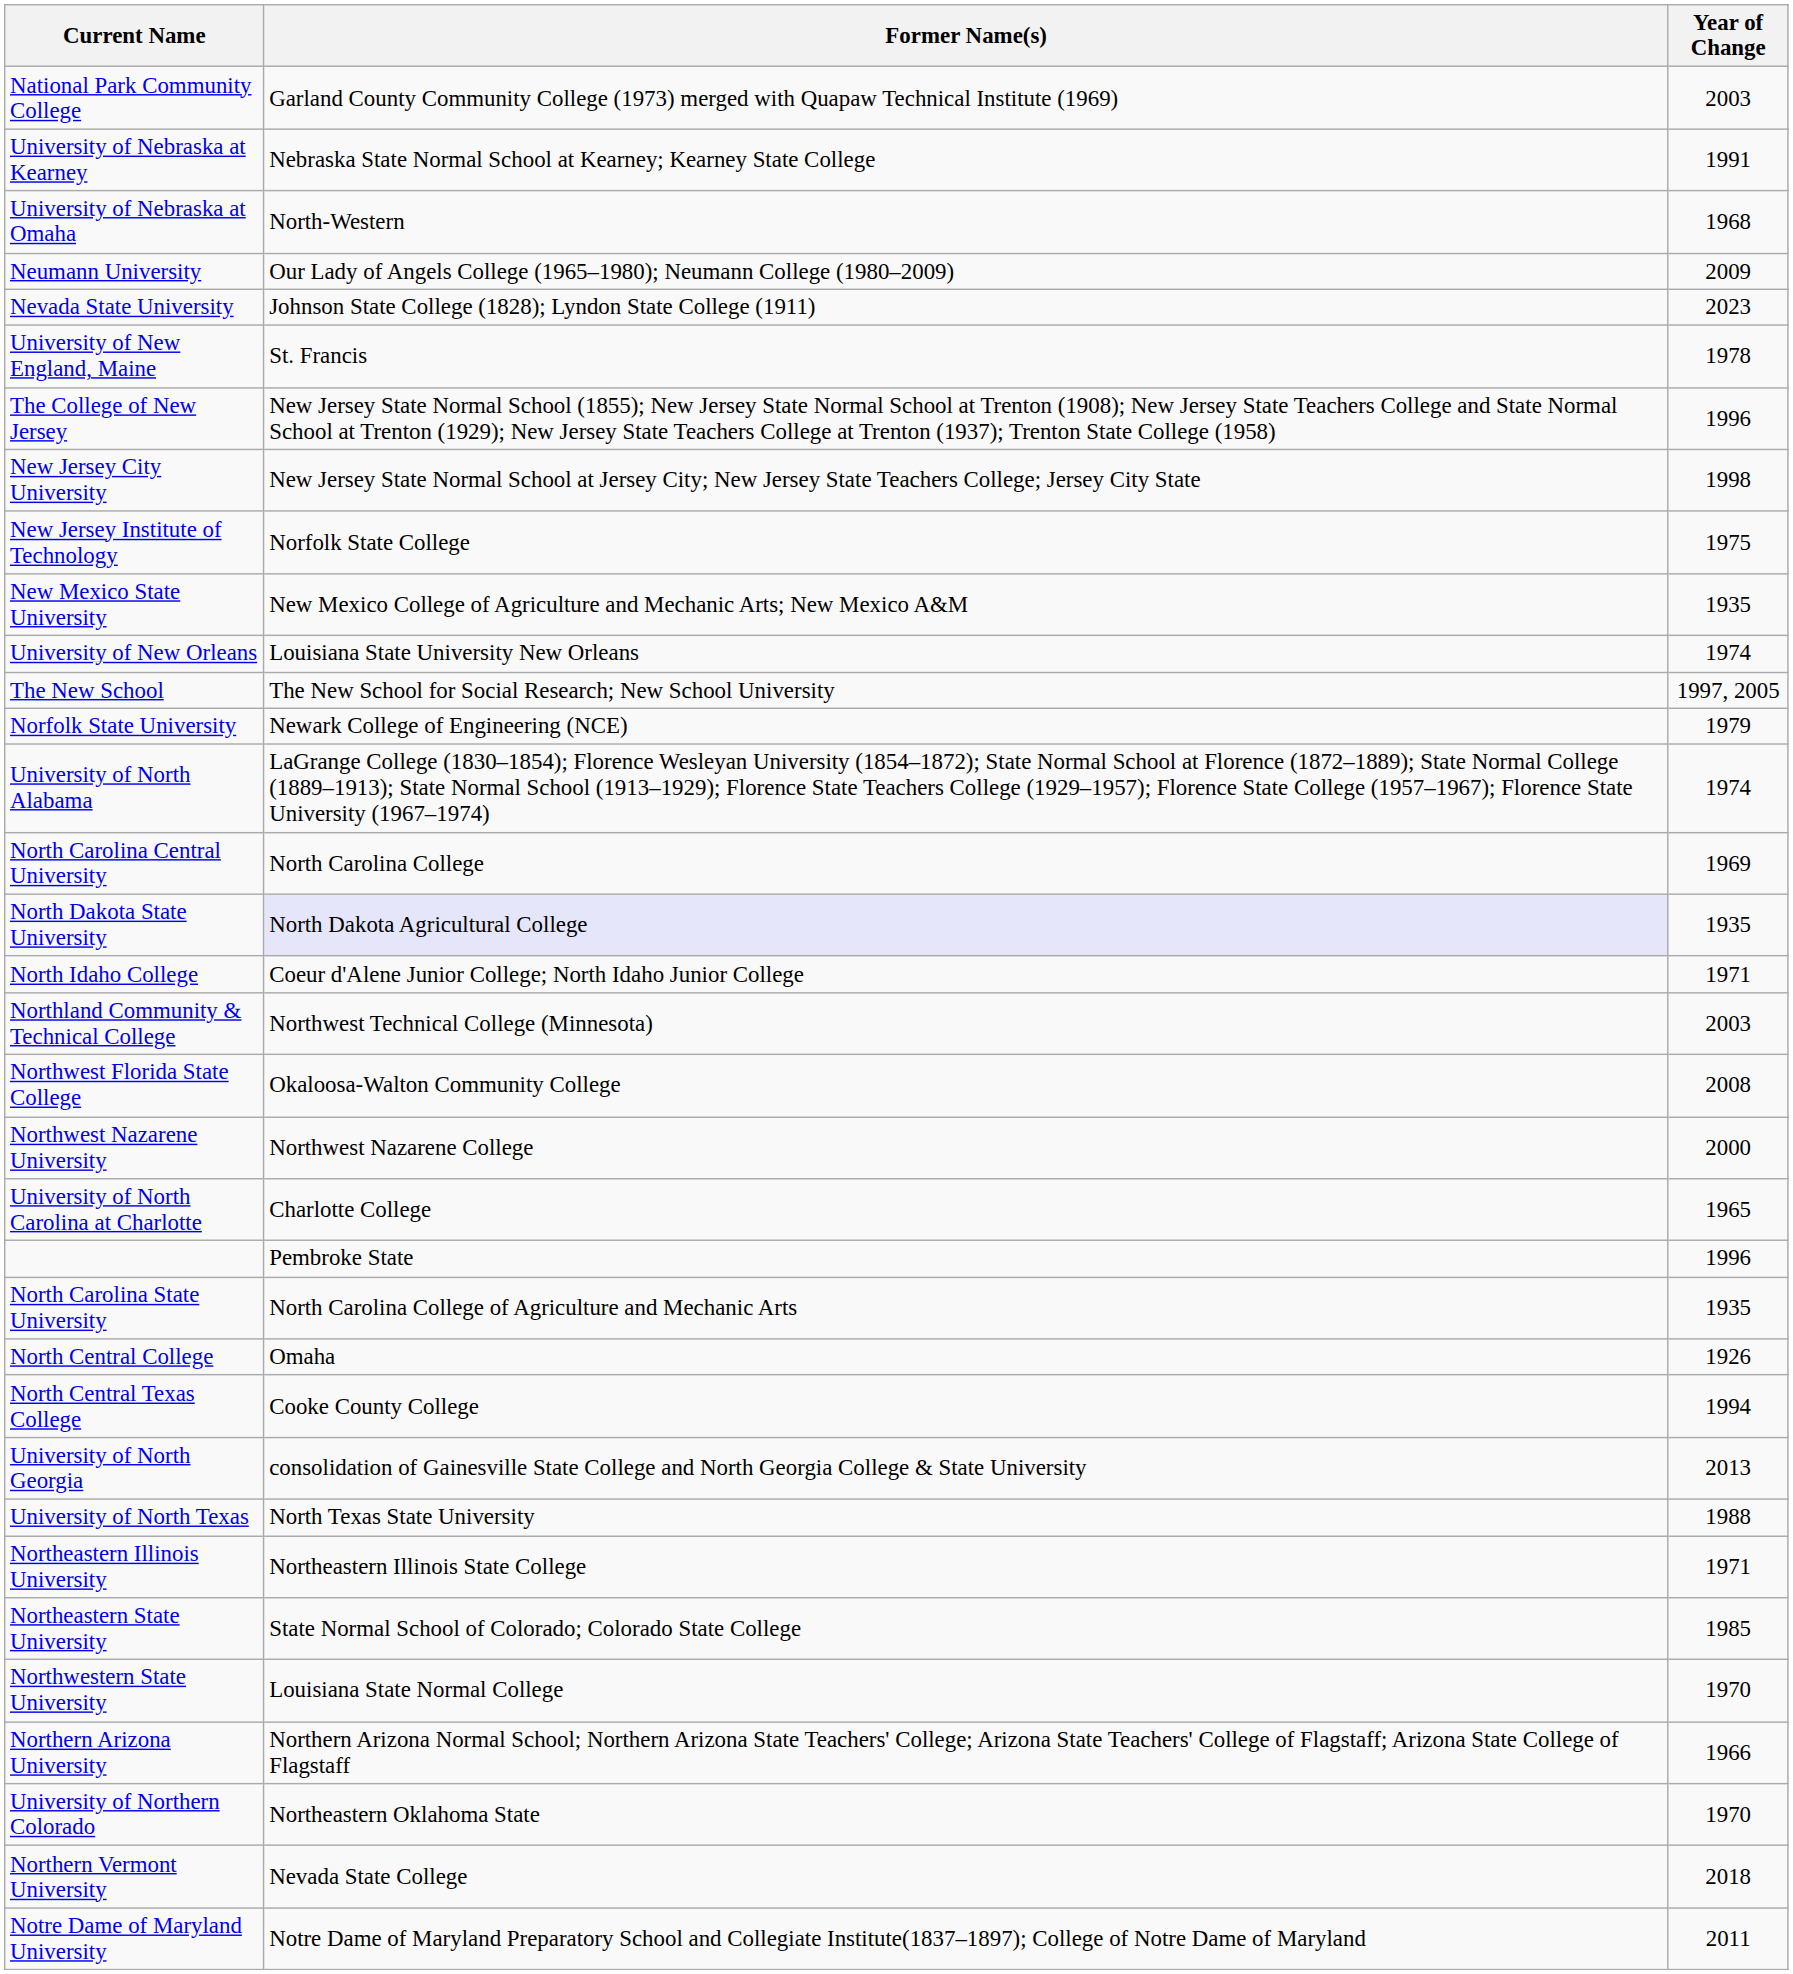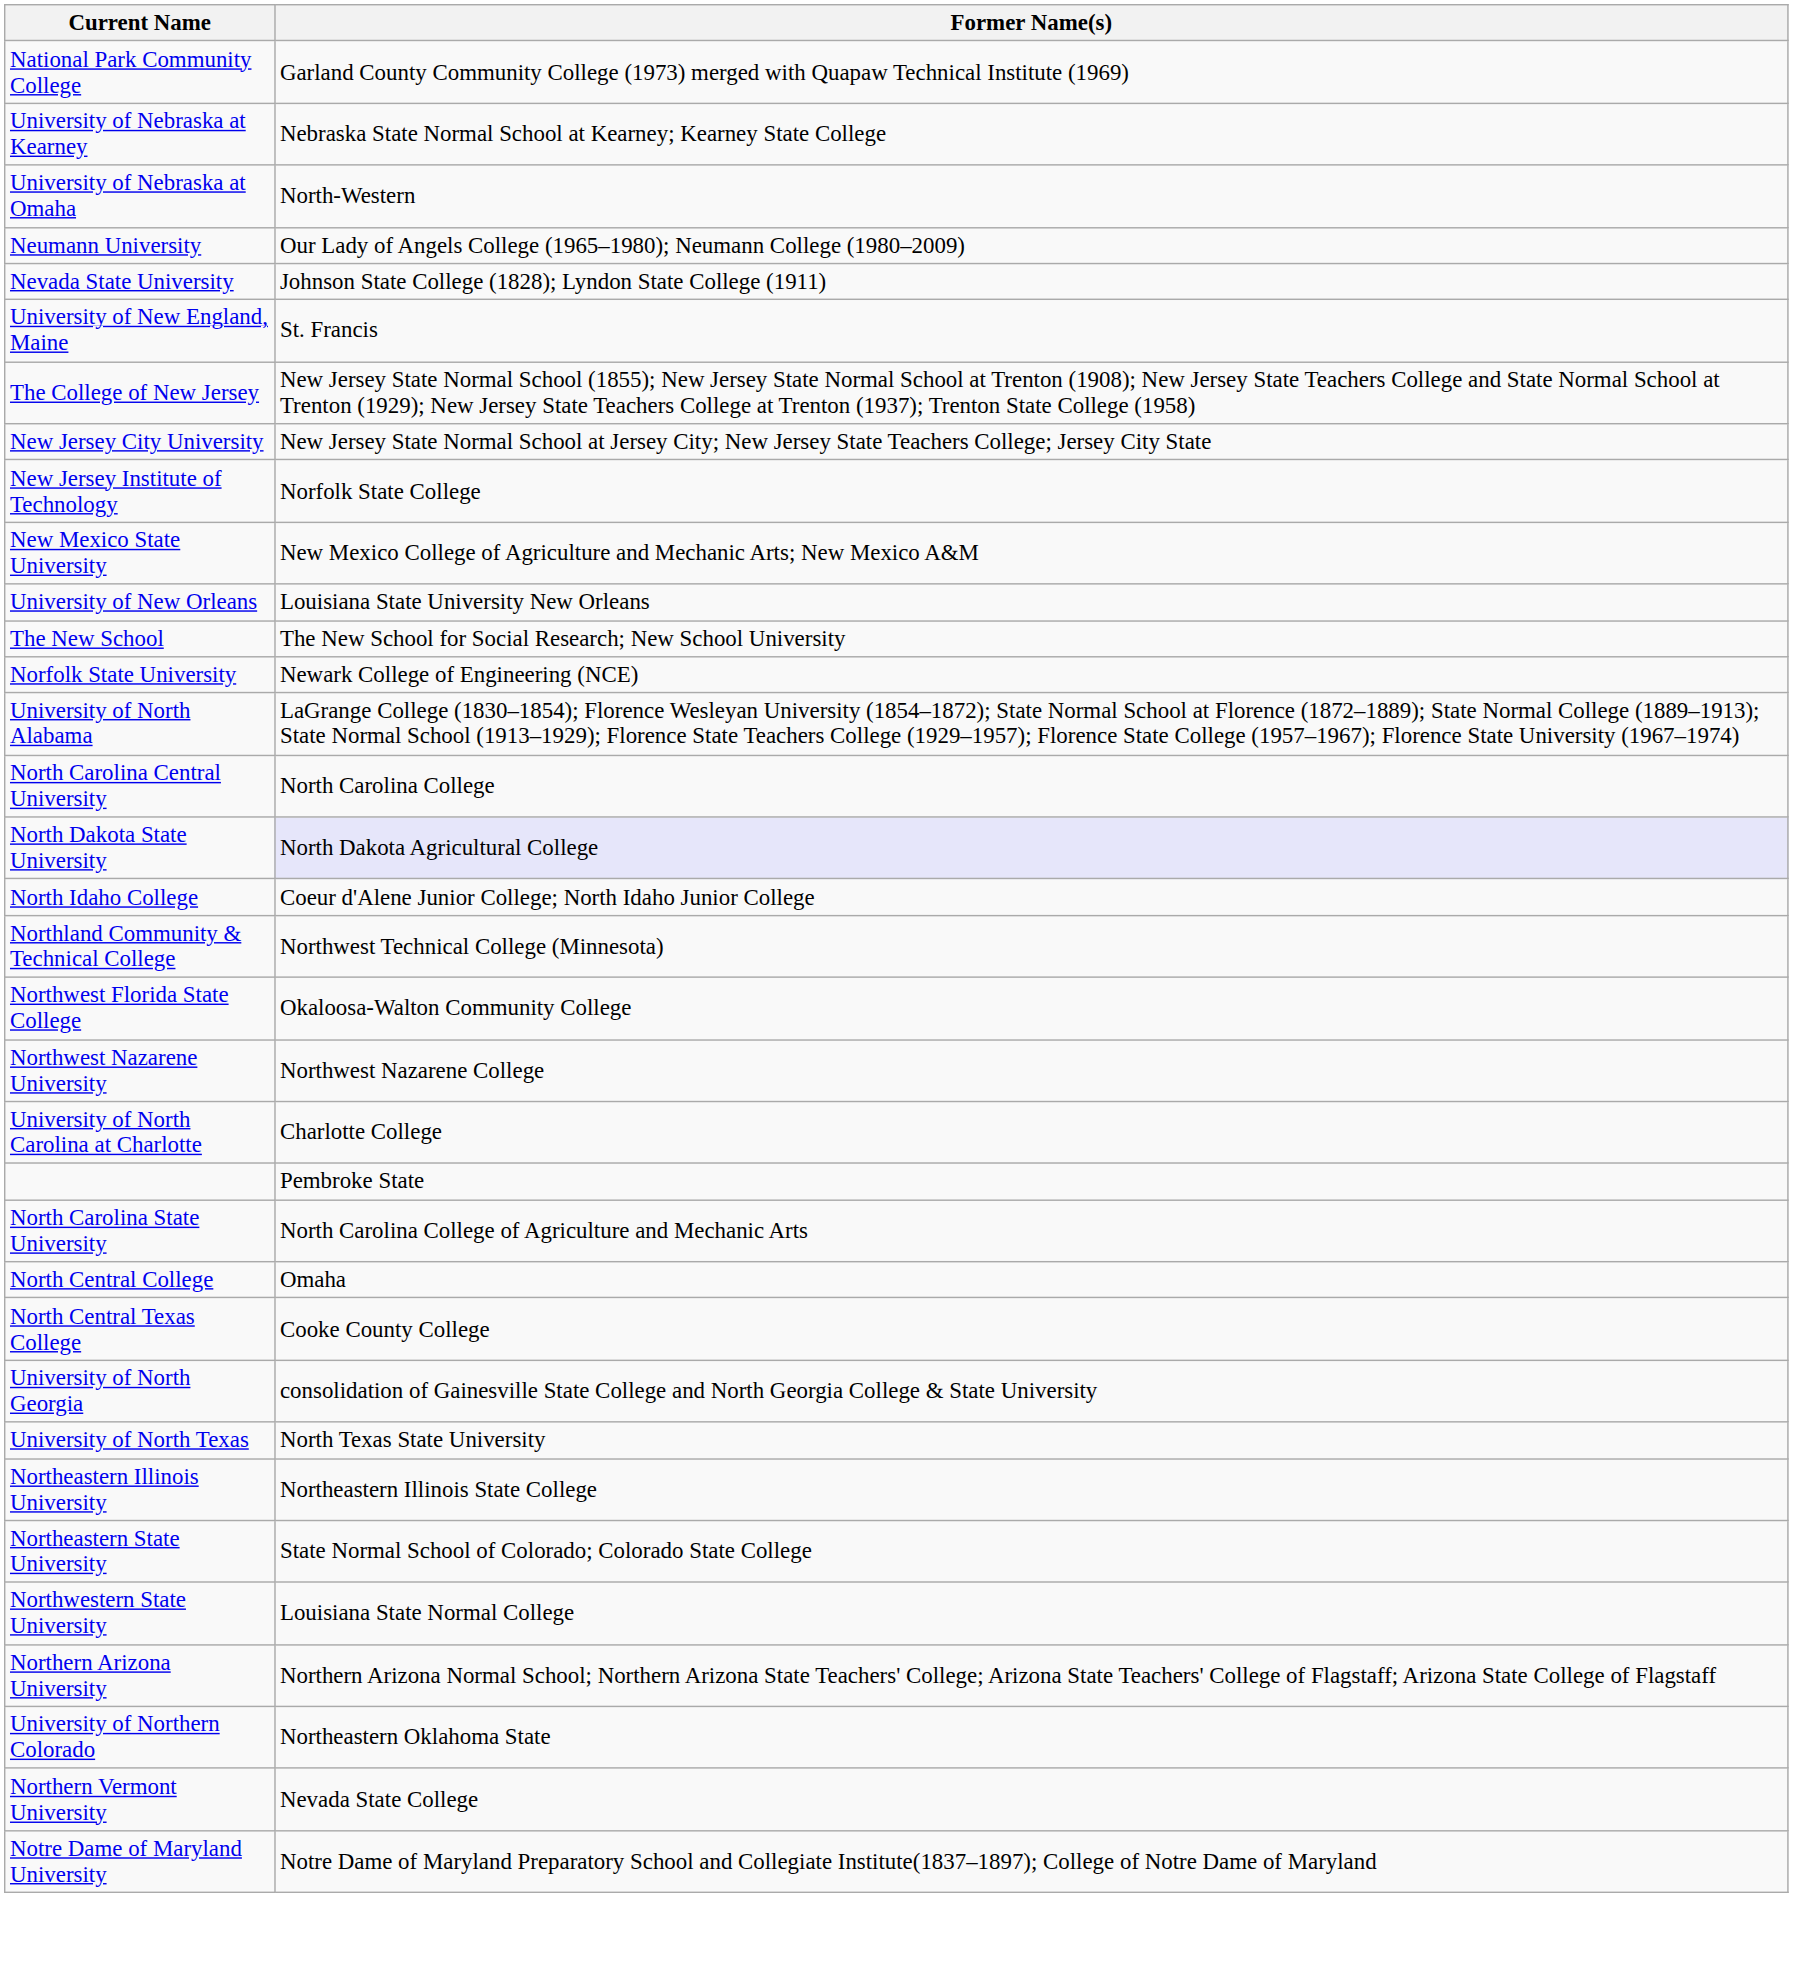- column: (1728, 35)
